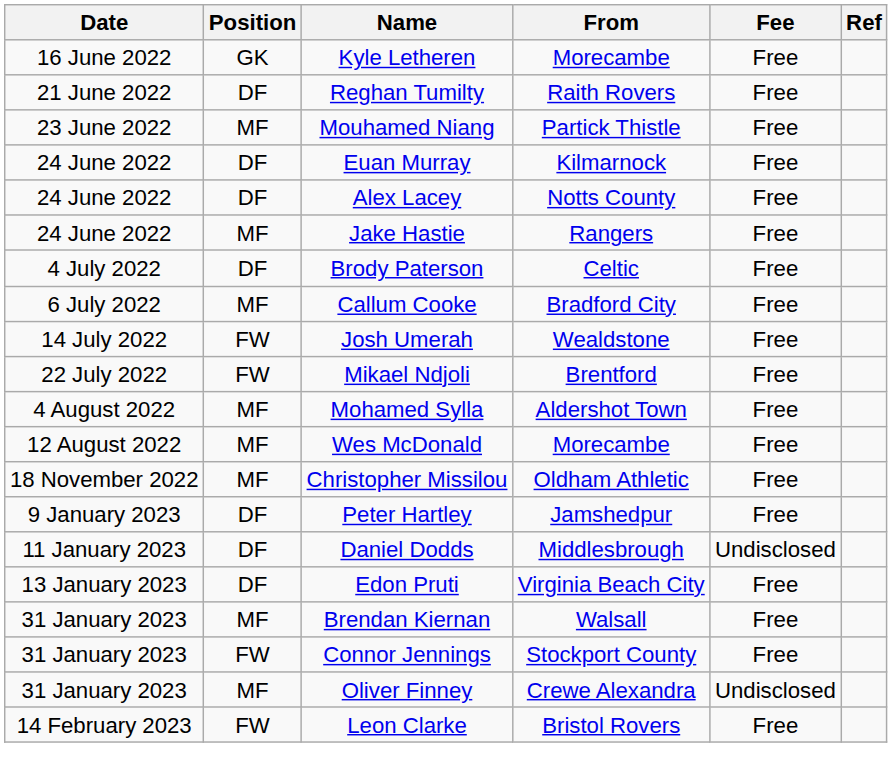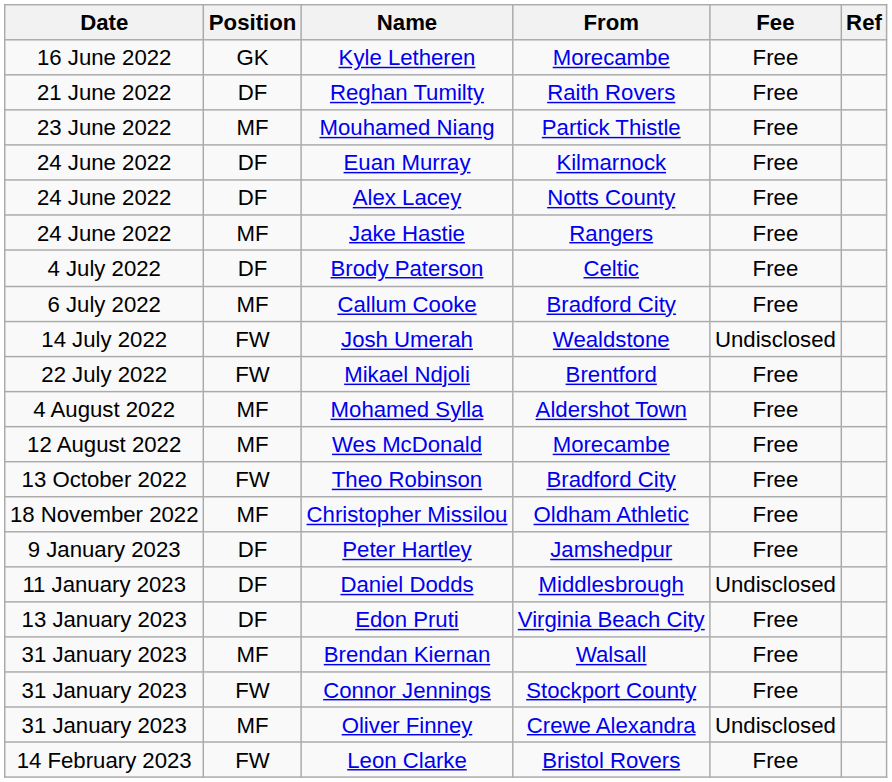(775, 339) Free -> (775, 339) Undisclosed
+ row: (407, 479)
